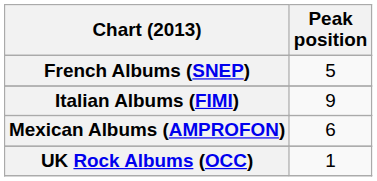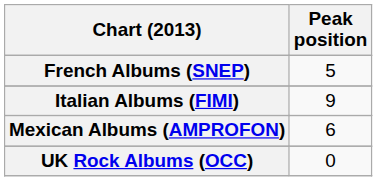(331, 160) 1 -> (331, 160) 0
